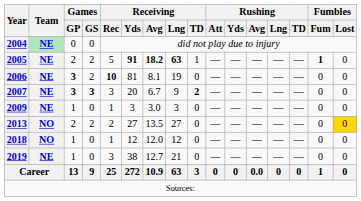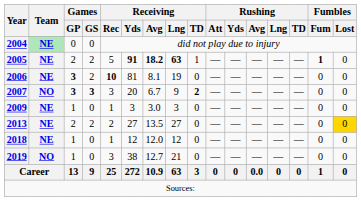(47, 92) NE -> (47, 92) NO
(47, 124) NO -> (47, 124) NE
(47, 140) NO -> (47, 140) NE
(47, 156) NE -> (47, 156) NO
